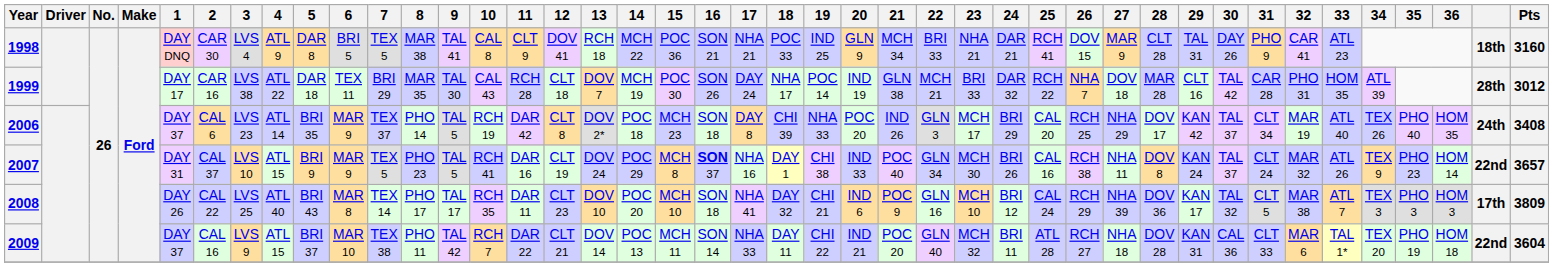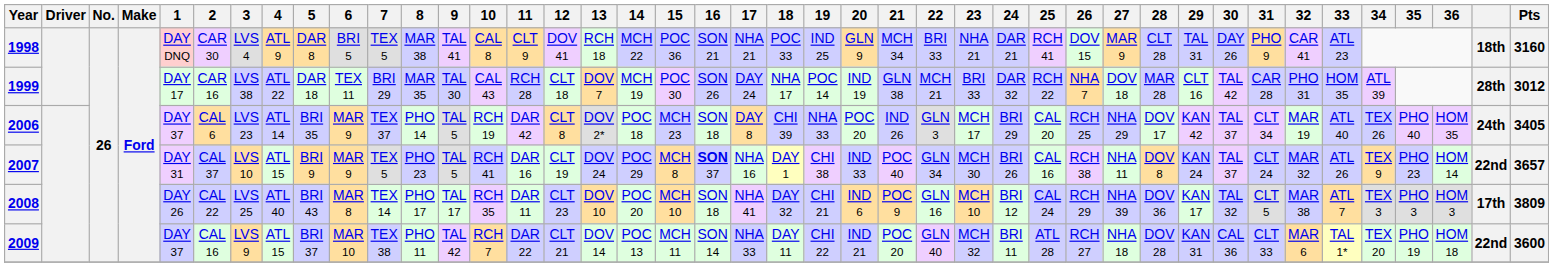(1529, 125) 3408 -> (1529, 125) 3405
(1529, 243) 3604 -> (1529, 243) 3600
